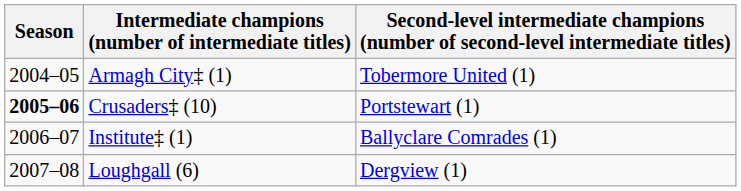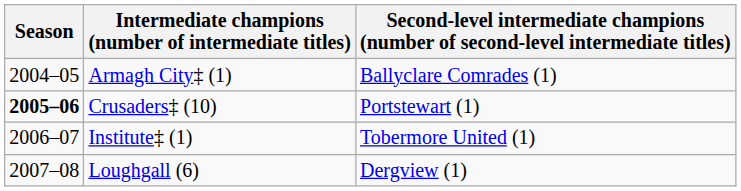(448, 74) Tobermore United (1) -> (458, 74) Ballyclare Comrades (1)
(458, 138) Ballyclare Comrades (1) -> (448, 138) Tobermore United (1)
